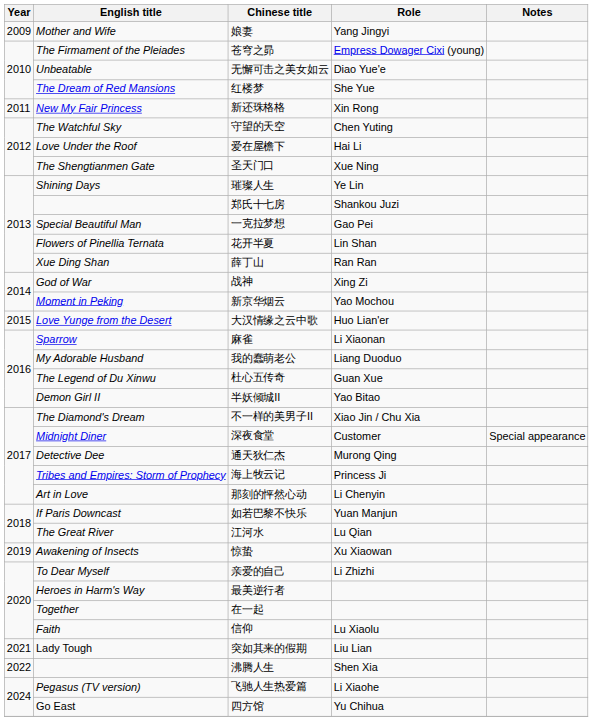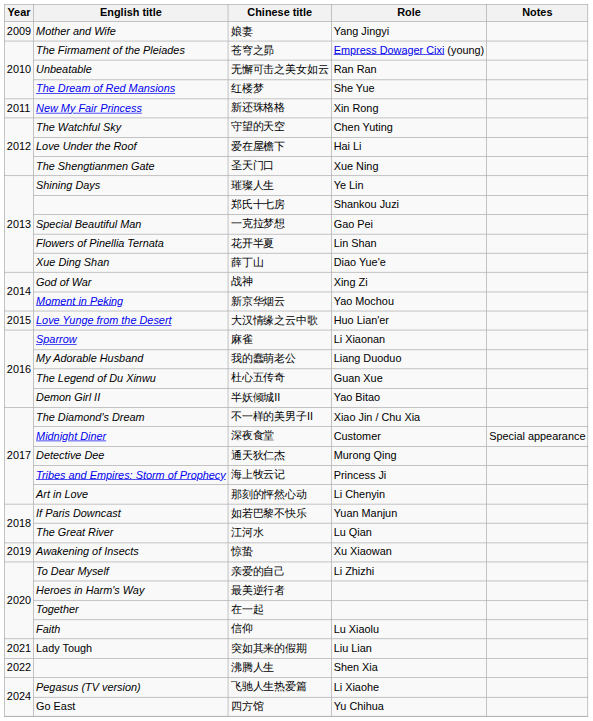(360, 69) Diao Yue'e -> (355, 69) Ran Ran
(355, 262) Ran Ran -> (360, 262) Diao Yue'e
